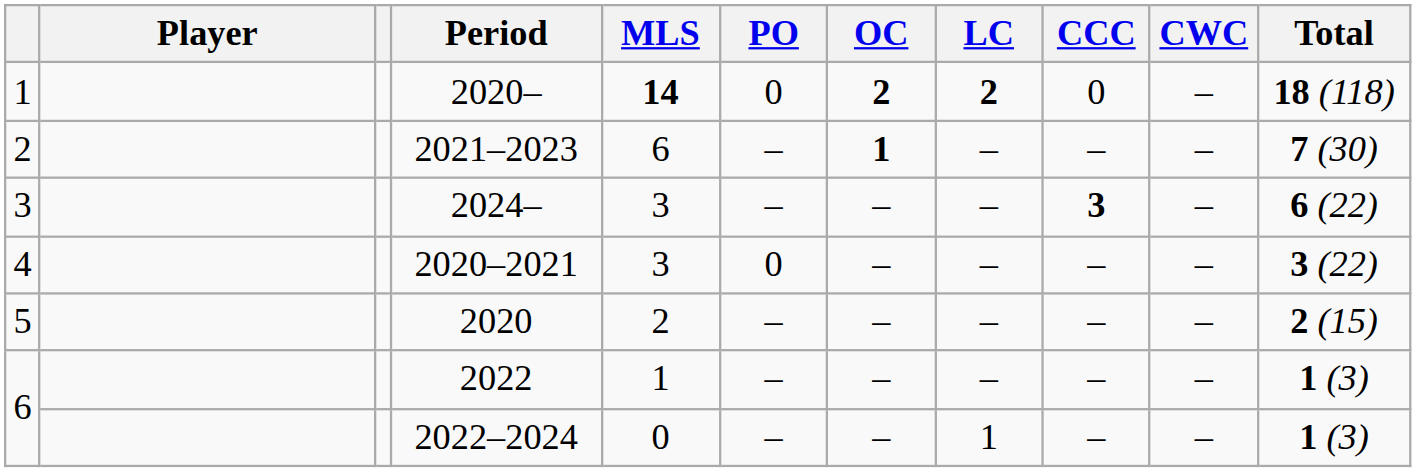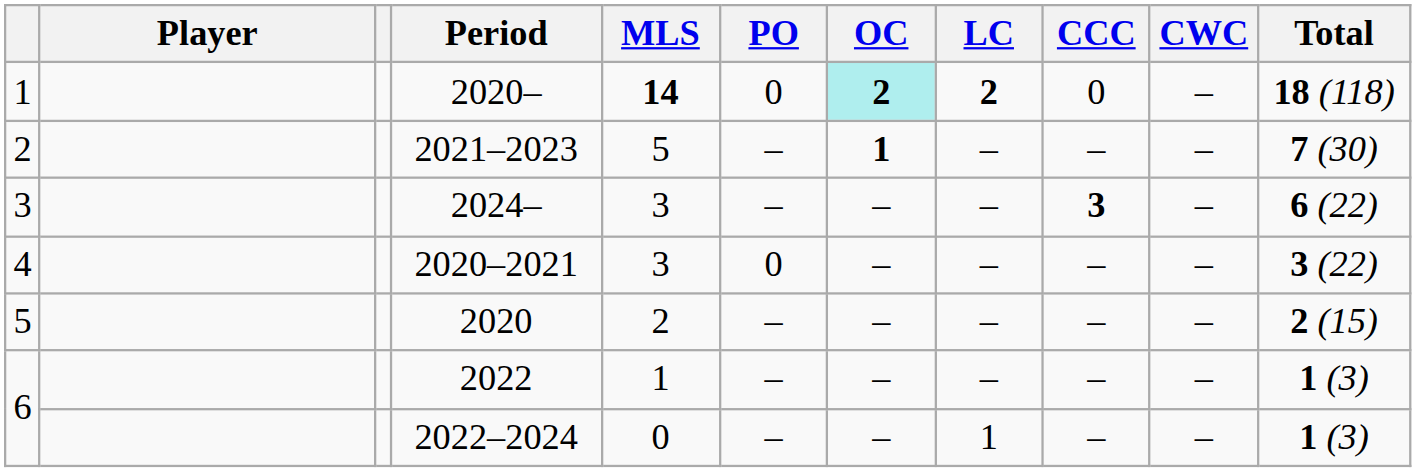(881, 90) no background -> (881, 90) paleturquoise background
(660, 148) 6 -> (660, 148) 5
